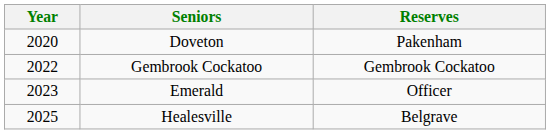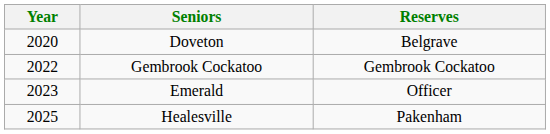(429, 41) Pakenham -> (429, 41) Belgrave
(429, 116) Belgrave -> (429, 116) Pakenham
